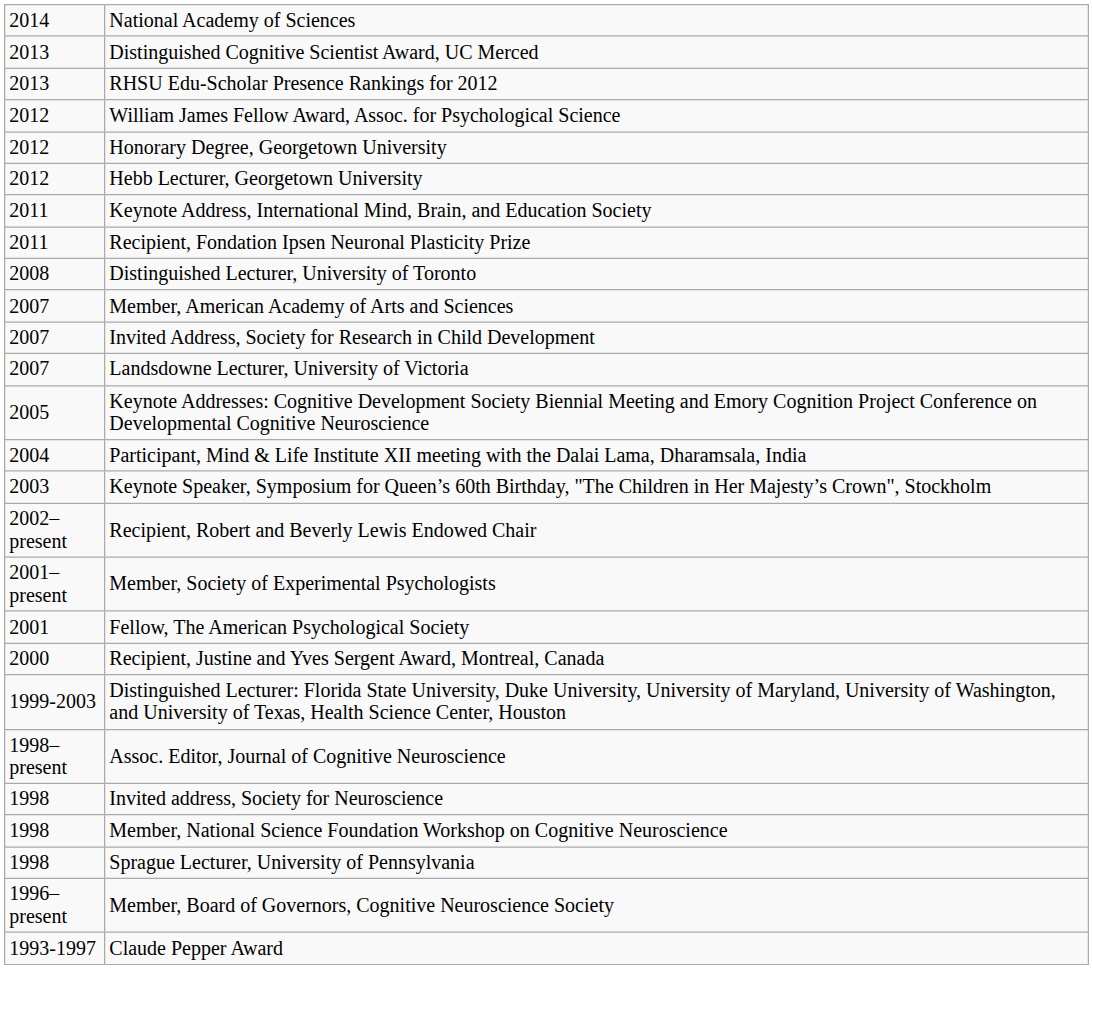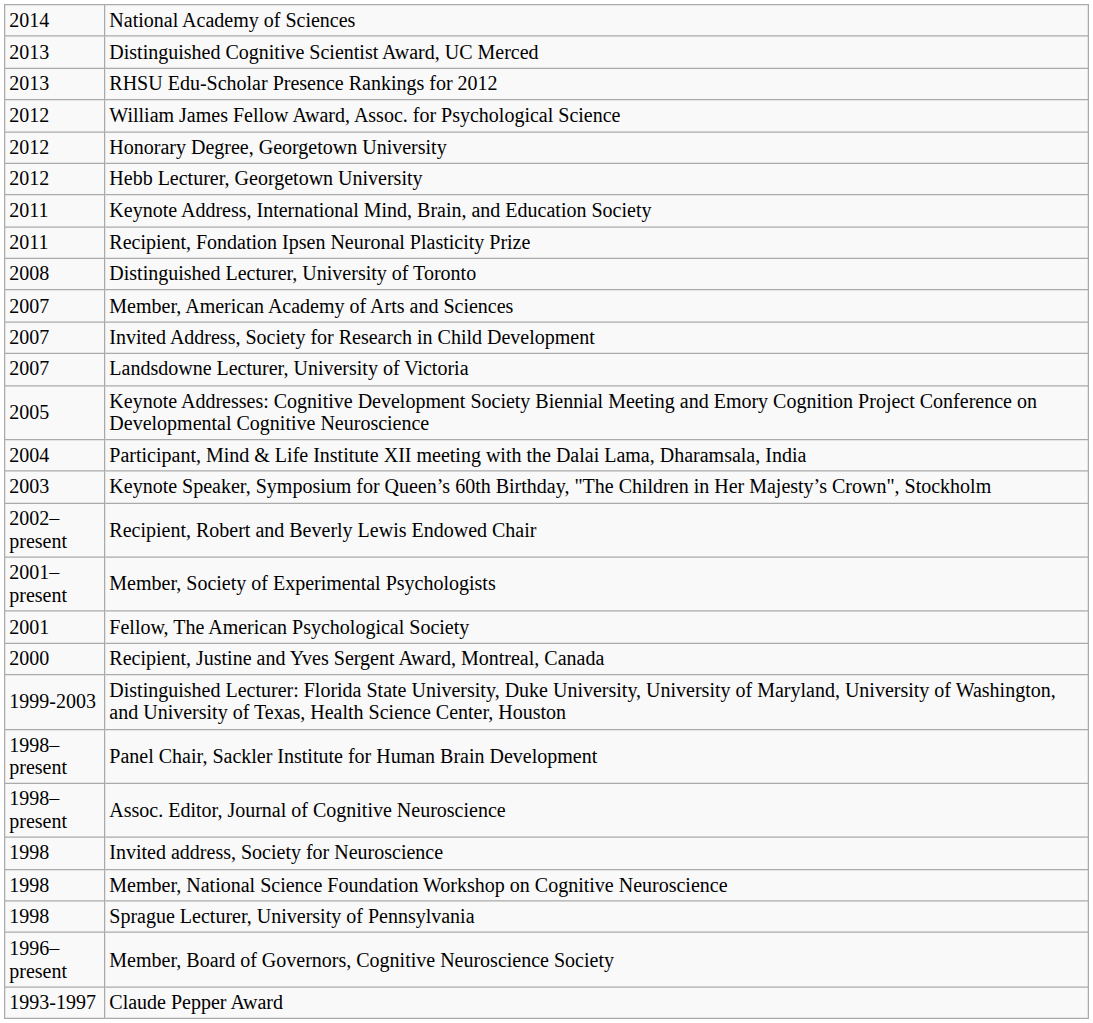+ row: (353, 755)
